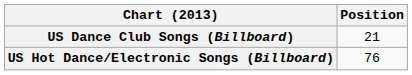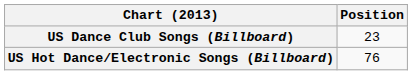(372, 37) 21 -> (372, 37) 23
